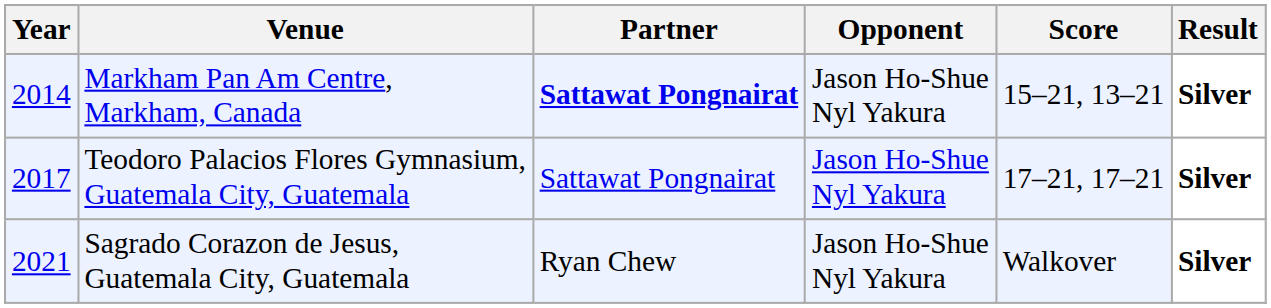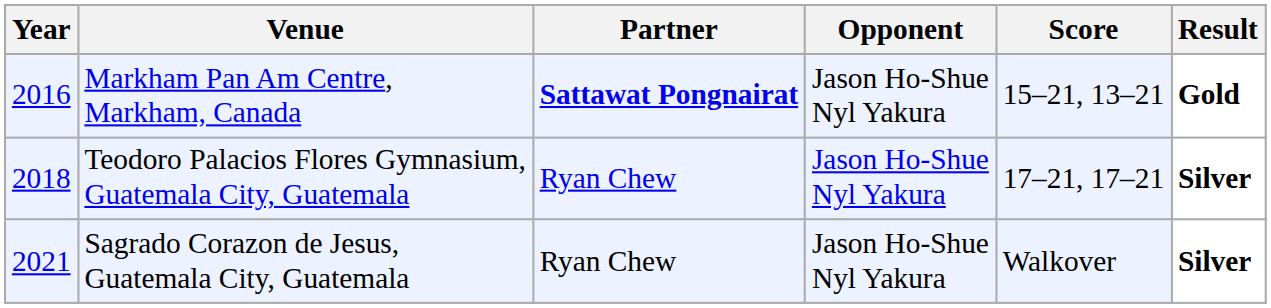(41, 94) 2014 -> (41, 94) 2016
(1215, 94) Silver -> (1209, 94) Gold
(41, 178) 2017 -> (41, 178) 2018
(657, 178) Sattawat Pongnairat -> (608, 178) Ryan Chew
